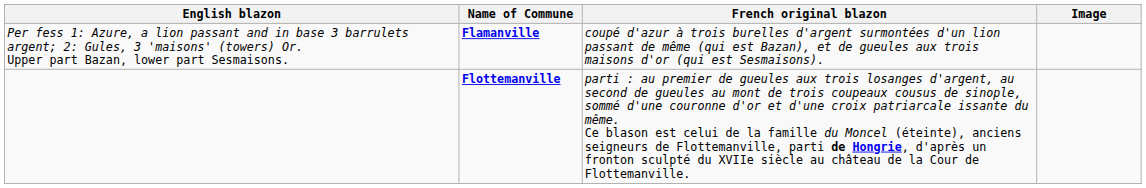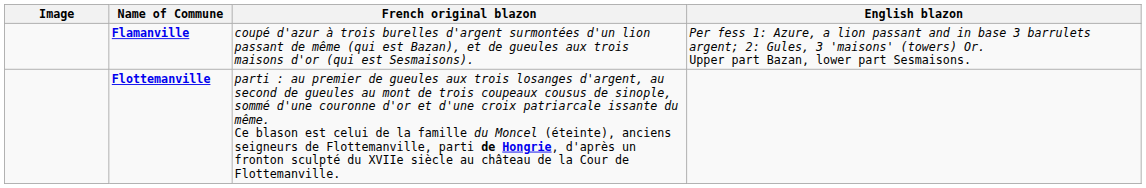columns swapped: (1089, 14) <-> (232, 14)
